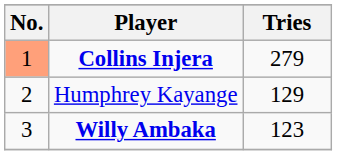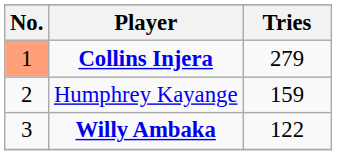(287, 94) 129 -> (287, 94) 159
(287, 130) 123 -> (287, 130) 122
